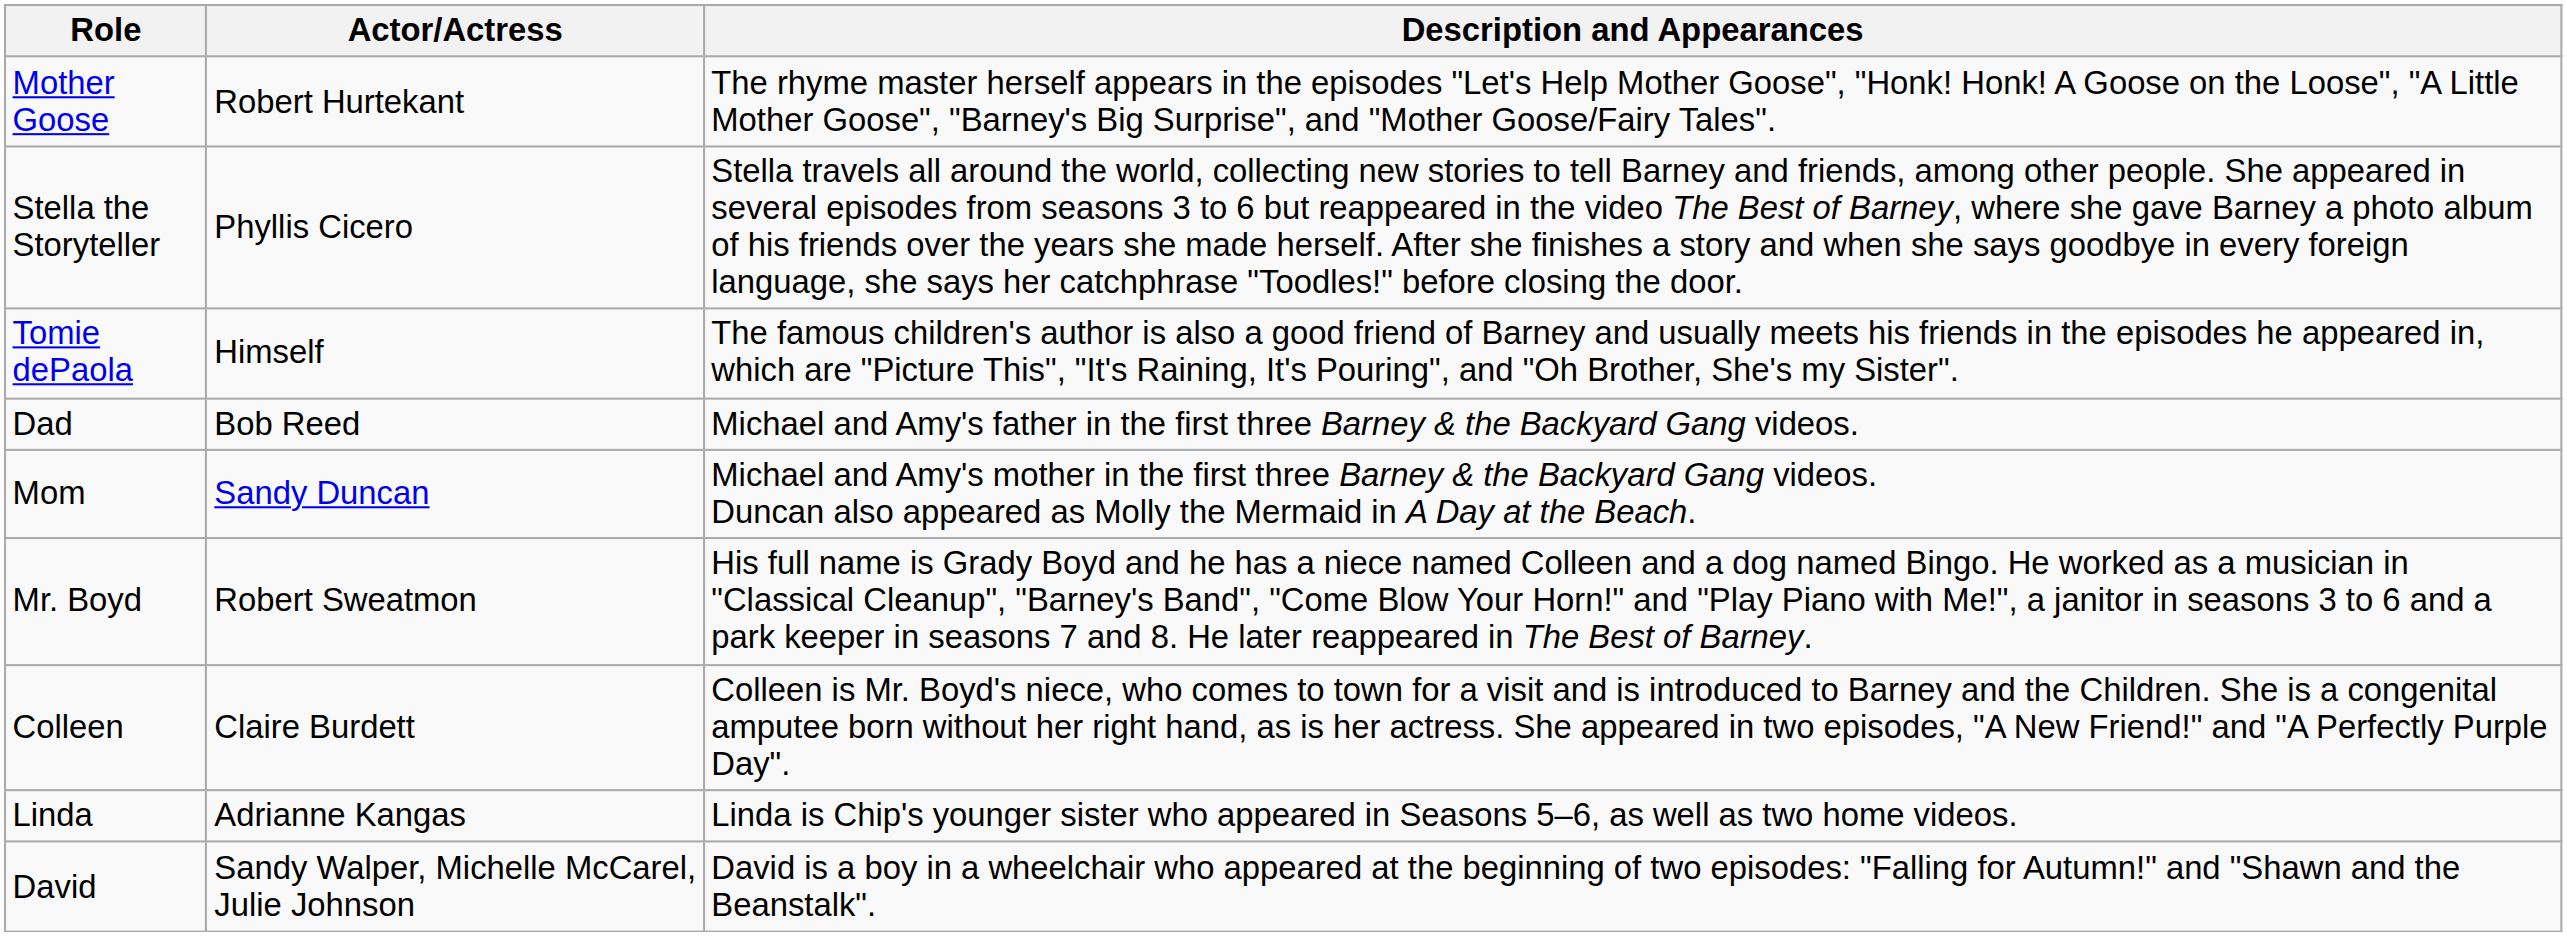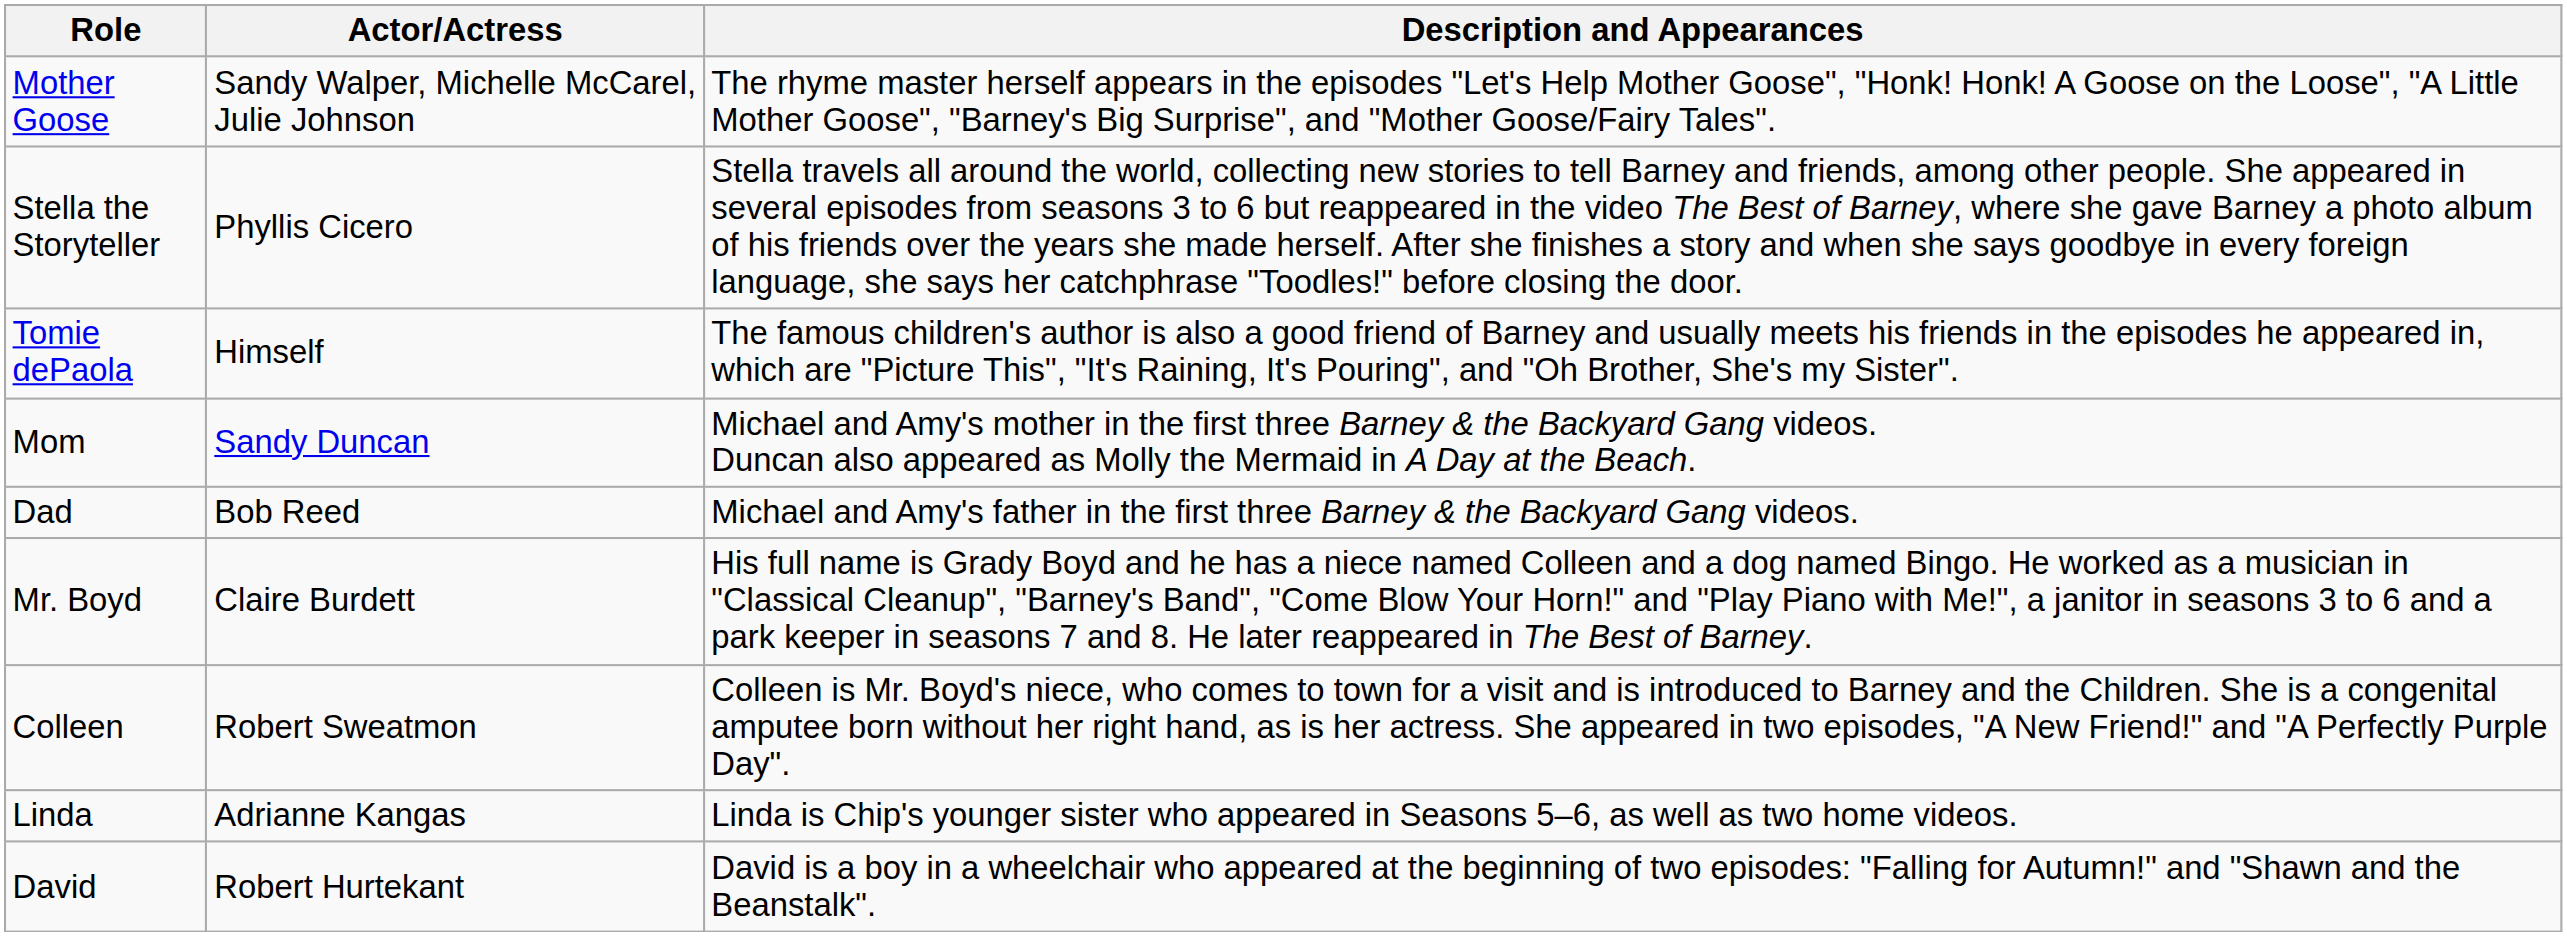(339, 100) Robert Hurtekant -> (455, 100) Sandy Walper, Michelle McCarel, Julie Johnson
rows swapped: (49, 493) <-> (43, 423)
(346, 600) Robert Sweatmon -> (315, 600) Claire Burdett
(315, 726) Claire Burdett -> (346, 726) Robert Sweatmon
(455, 886) Sandy Walper, Michelle McCarel, Julie Johnson -> (339, 886) Robert Hurtekant
